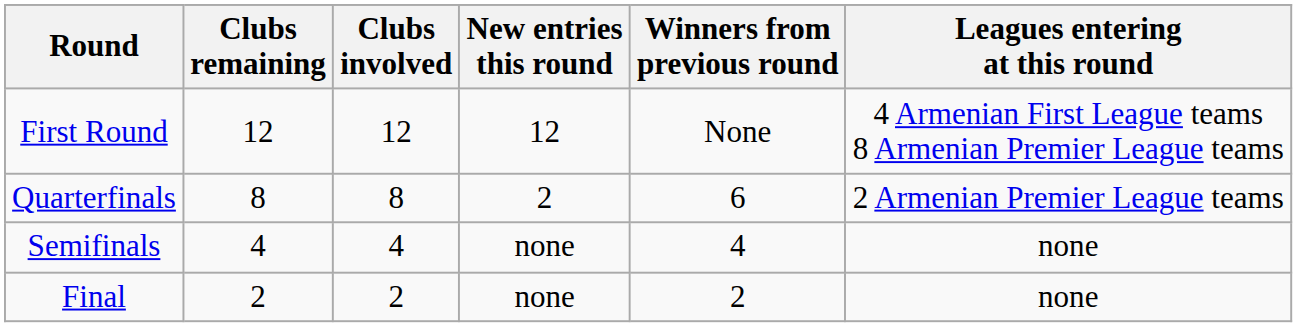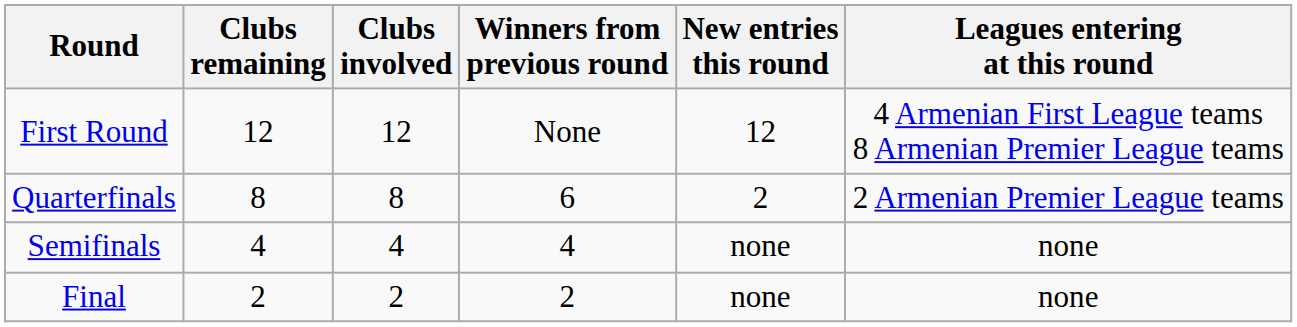columns swapped: (738, 46) <-> (545, 46)
